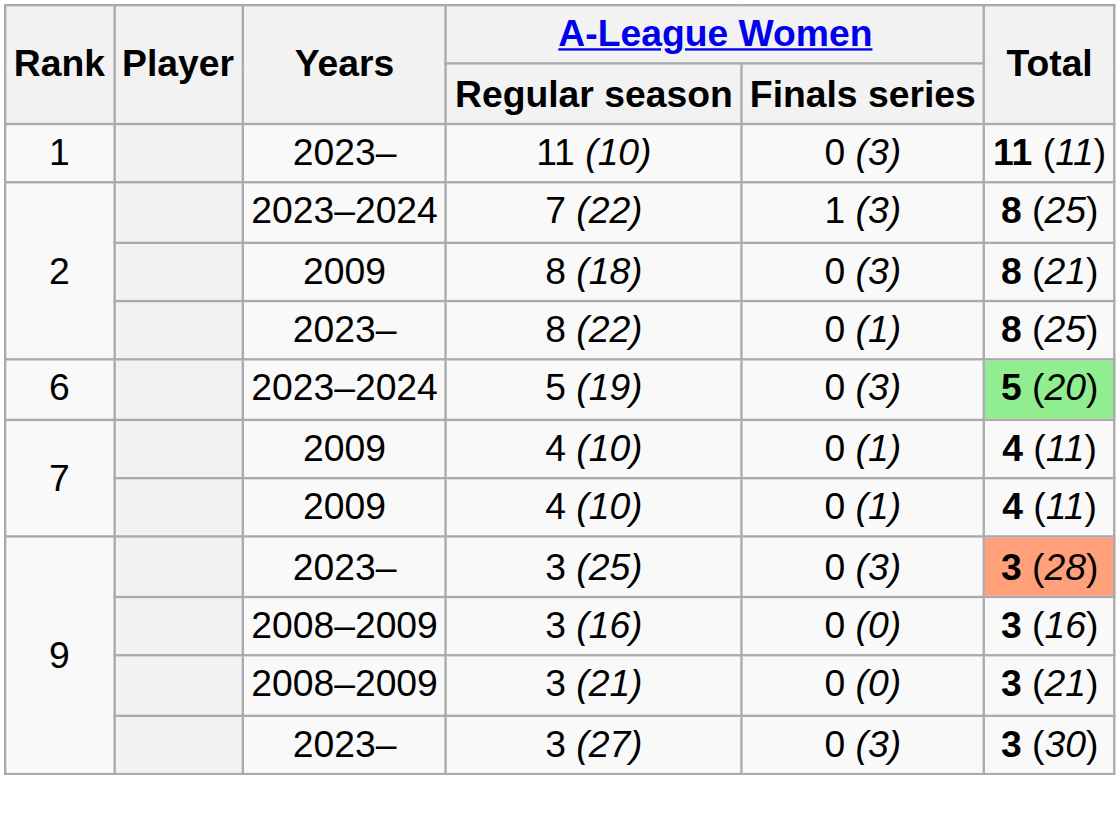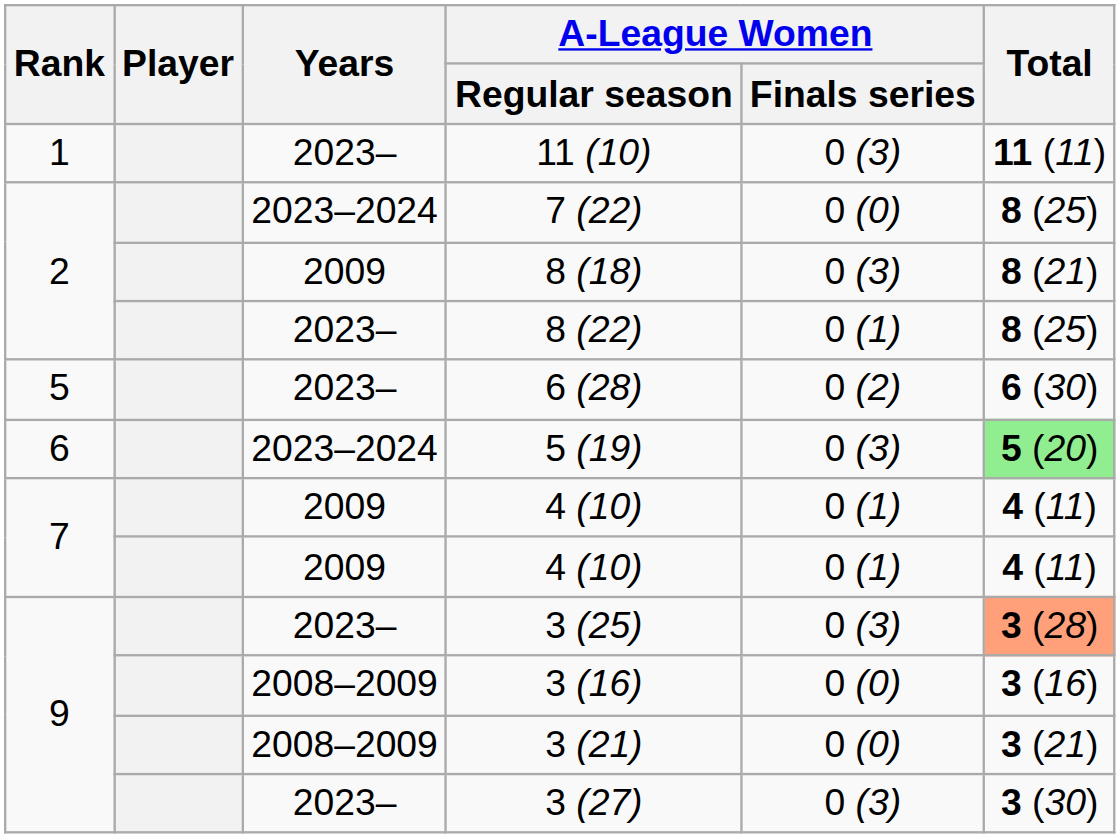(863, 211) 1 (3) -> (863, 211) 0 (0)
+ row: (59, 388)
